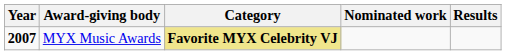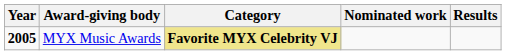(22, 38) 2007 -> (22, 38) 2005
